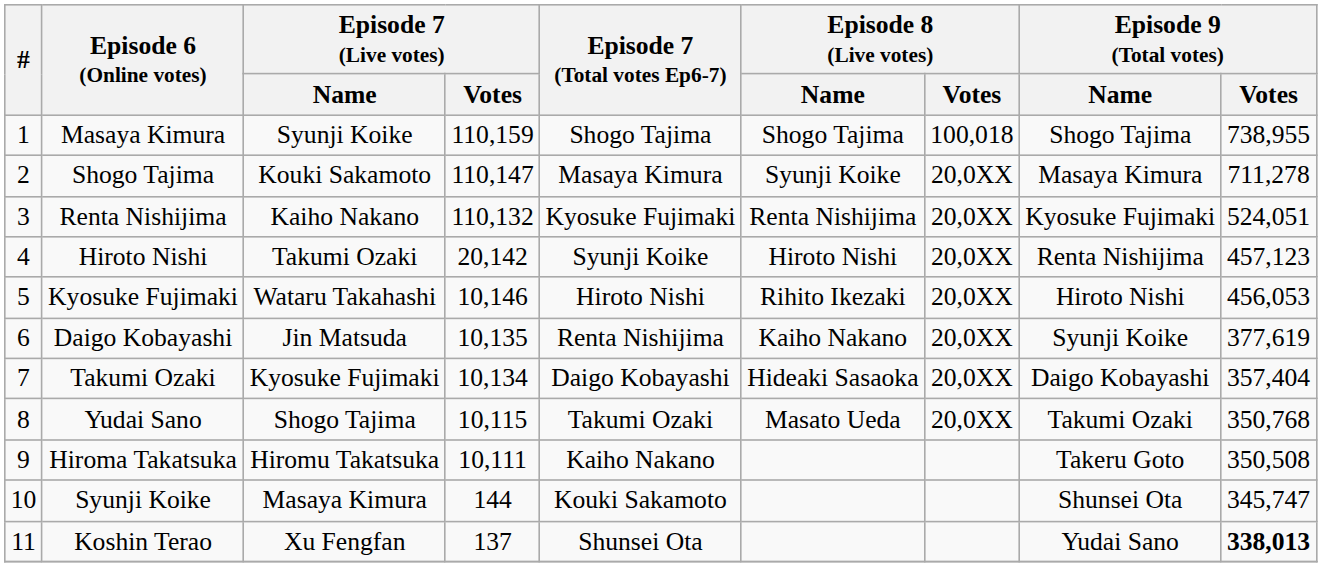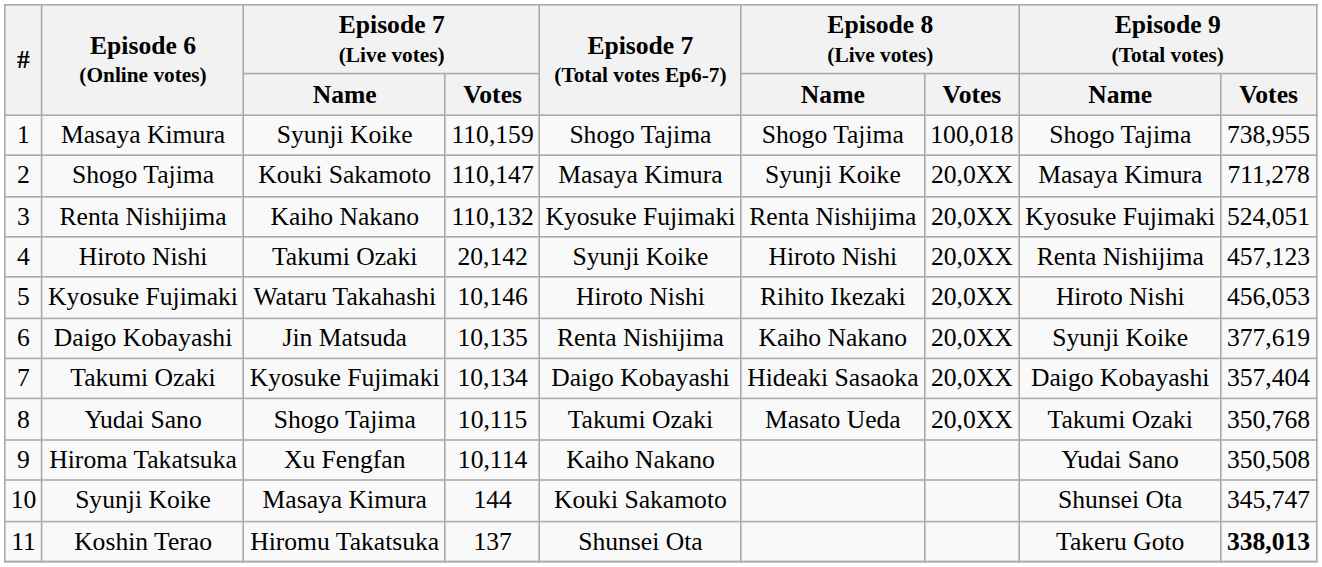(345, 459) Hiromu Takatsuka -> (345, 459) Xu Fengfan
(493, 459) 10,111 -> (493, 459) 10,114
(1120, 459) Takeru Goto -> (1120, 459) Yudai Sano
(345, 540) Xu Fengfan -> (345, 540) Hiromu Takatsuka
(1120, 540) Yudai Sano -> (1120, 540) Takeru Goto
